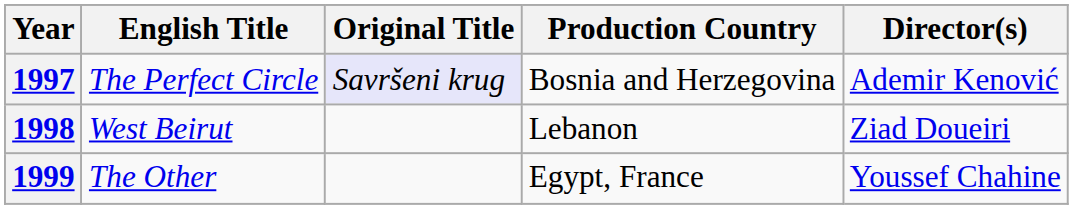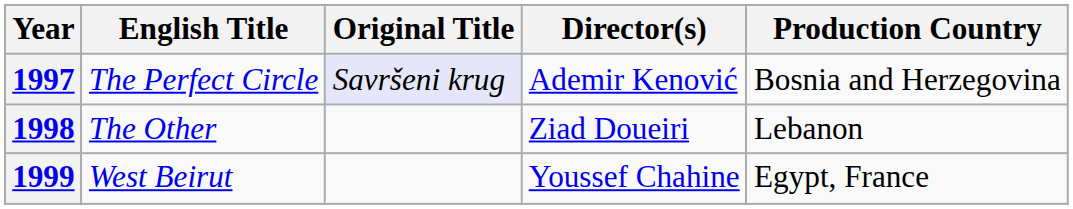columns swapped: (955, 29) <-> (682, 29)
(161, 128) West Beirut -> (153, 128) The Other
(153, 177) The Other -> (161, 177) West Beirut
